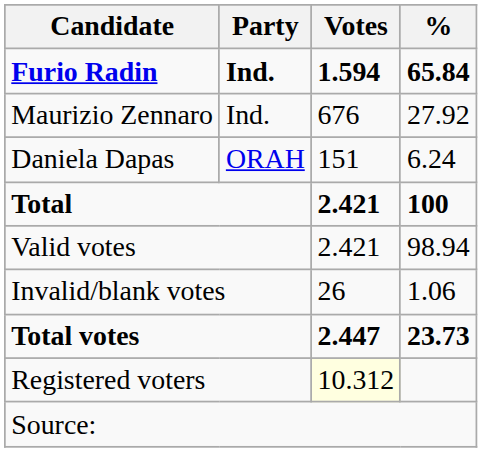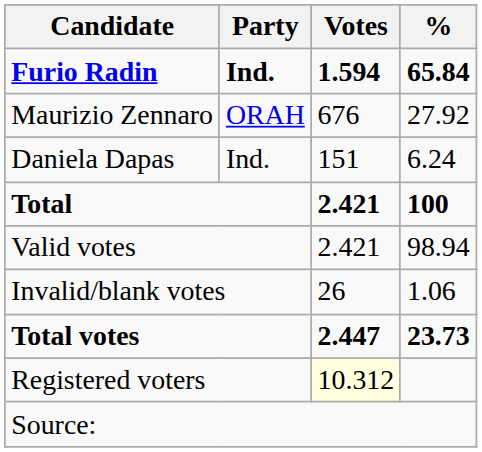(248, 114) Ind. -> (265, 114) ORAH
(265, 159) ORAH -> (248, 159) Ind.
